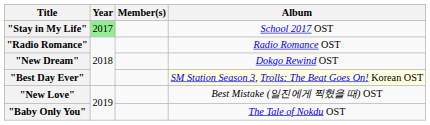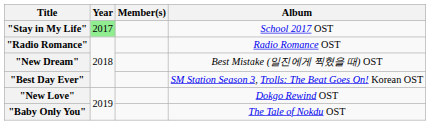(297, 61) Dokgo Rewind OST -> (297, 61) Best Mistake (일진에게 찍혔을 때) OST
(297, 77) lightyellow background -> (297, 79) no background
(297, 94) Best Mistake (일진에게 찍혔을 때) OST -> (297, 95) Dokgo Rewind OST
